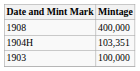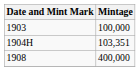rows swapped: (16, 58) <-> (16, 27)
